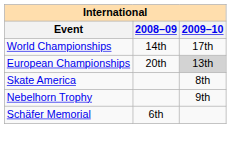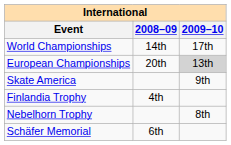(203, 81) 8th -> (203, 81) 9th
+ row: (46, 98)
(203, 98) 9th -> (203, 115) 8th
